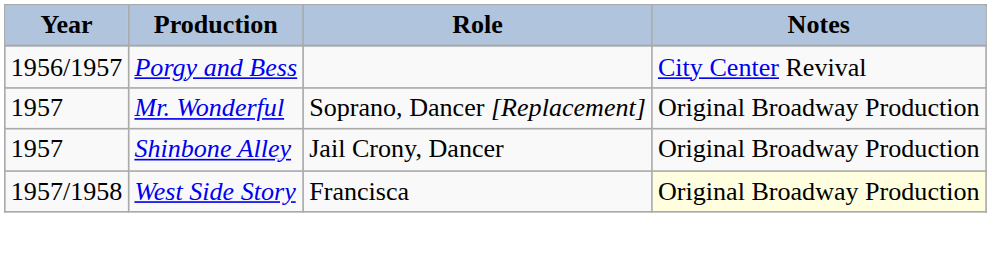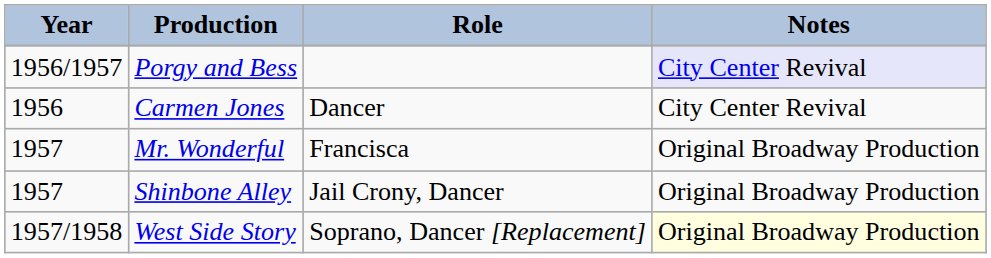(762, 66) no background -> (762, 66) lavender background
+ row: (209, 107)
(478, 107) Soprano, Dancer [Replacement] -> (359, 149) Francisca
(359, 190) Francisca -> (478, 231) Soprano, Dancer [Replacement]
